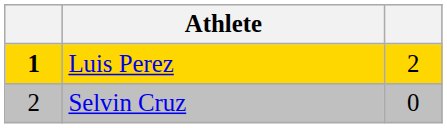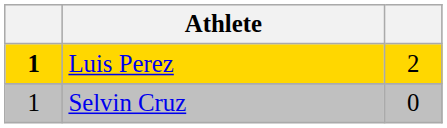(34, 102) 2 -> (34, 102) 1
